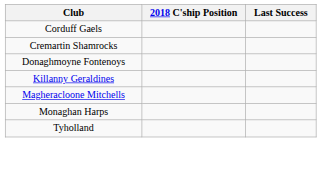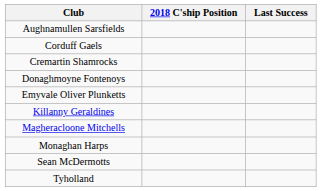+ row: (74, 29)
+ row: (74, 95)
+ row: (74, 161)
